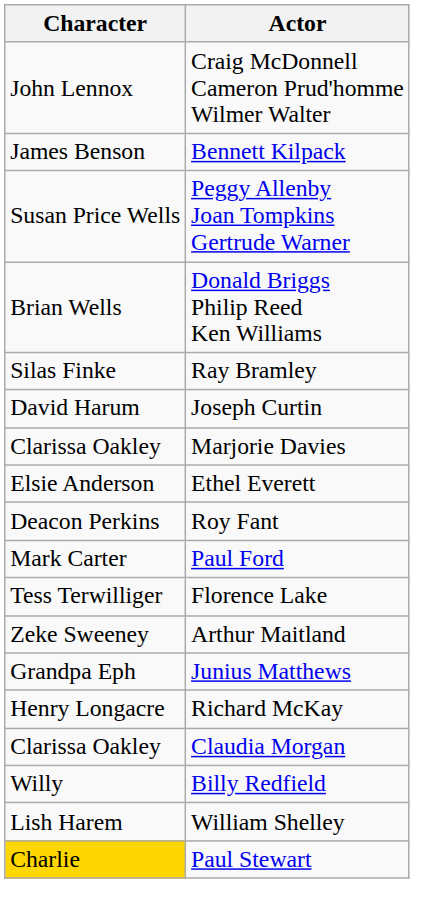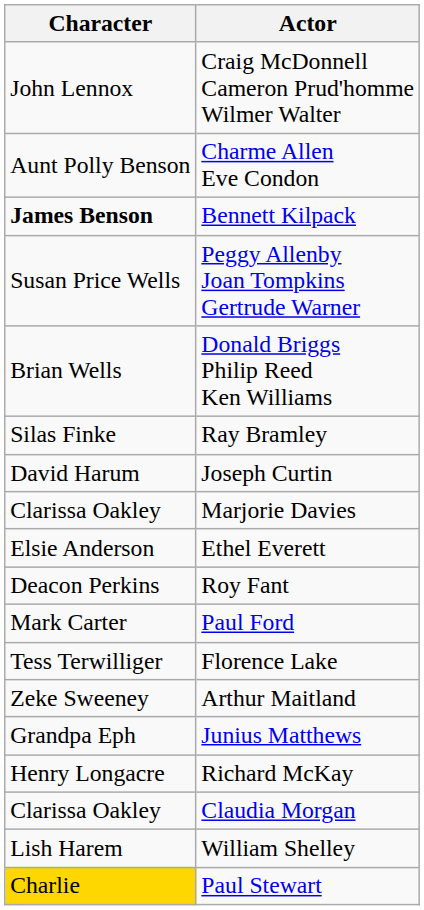+ row: (267, 164)
(78, 151) normal -> (82, 215) bold
- row: (259, 783)
